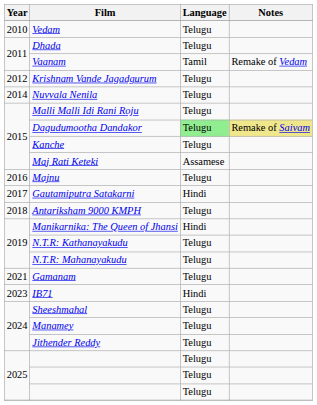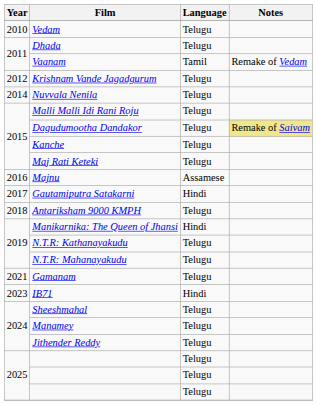(197, 128) lightgreen background -> (197, 128) no background
(203, 161) Assamese -> (197, 161) Telugu
(197, 177) Telugu -> (203, 177) Assamese
